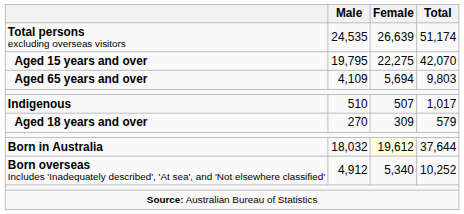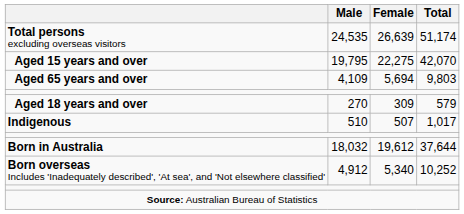rows swapped: (39, 104) <-> (78, 122)
(396, 147) lightyellow background -> (396, 147) no background
